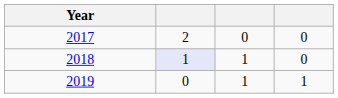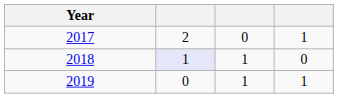(304, 37) 0 -> (304, 37) 1
